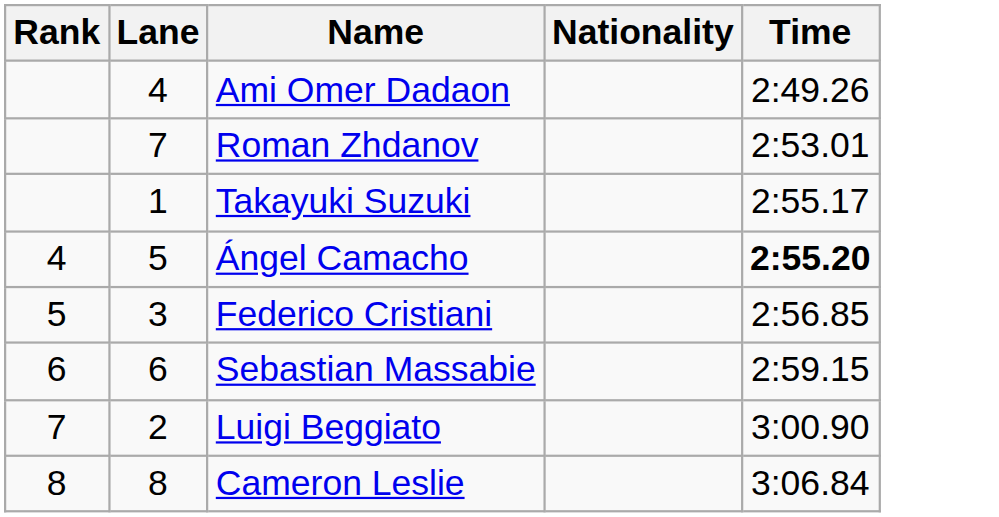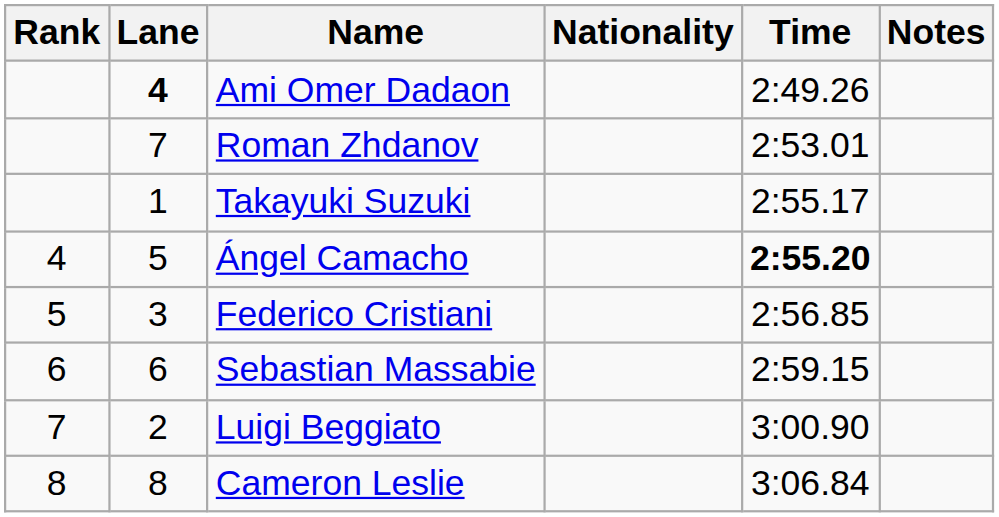+ column: (936, 32)
(158, 88) normal -> (158, 88) bold
